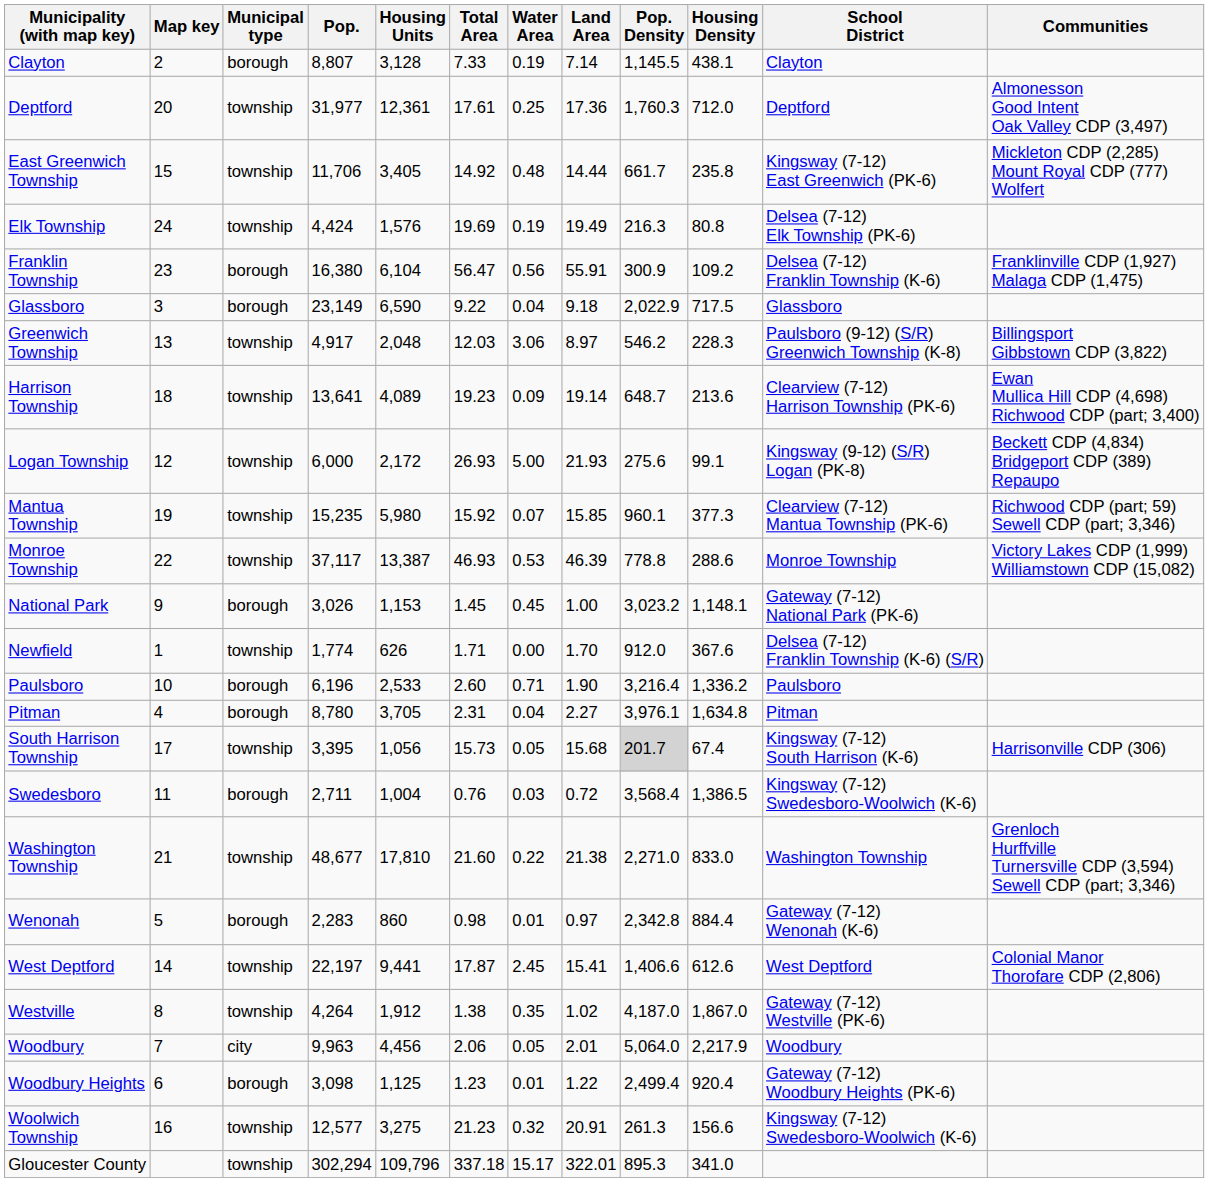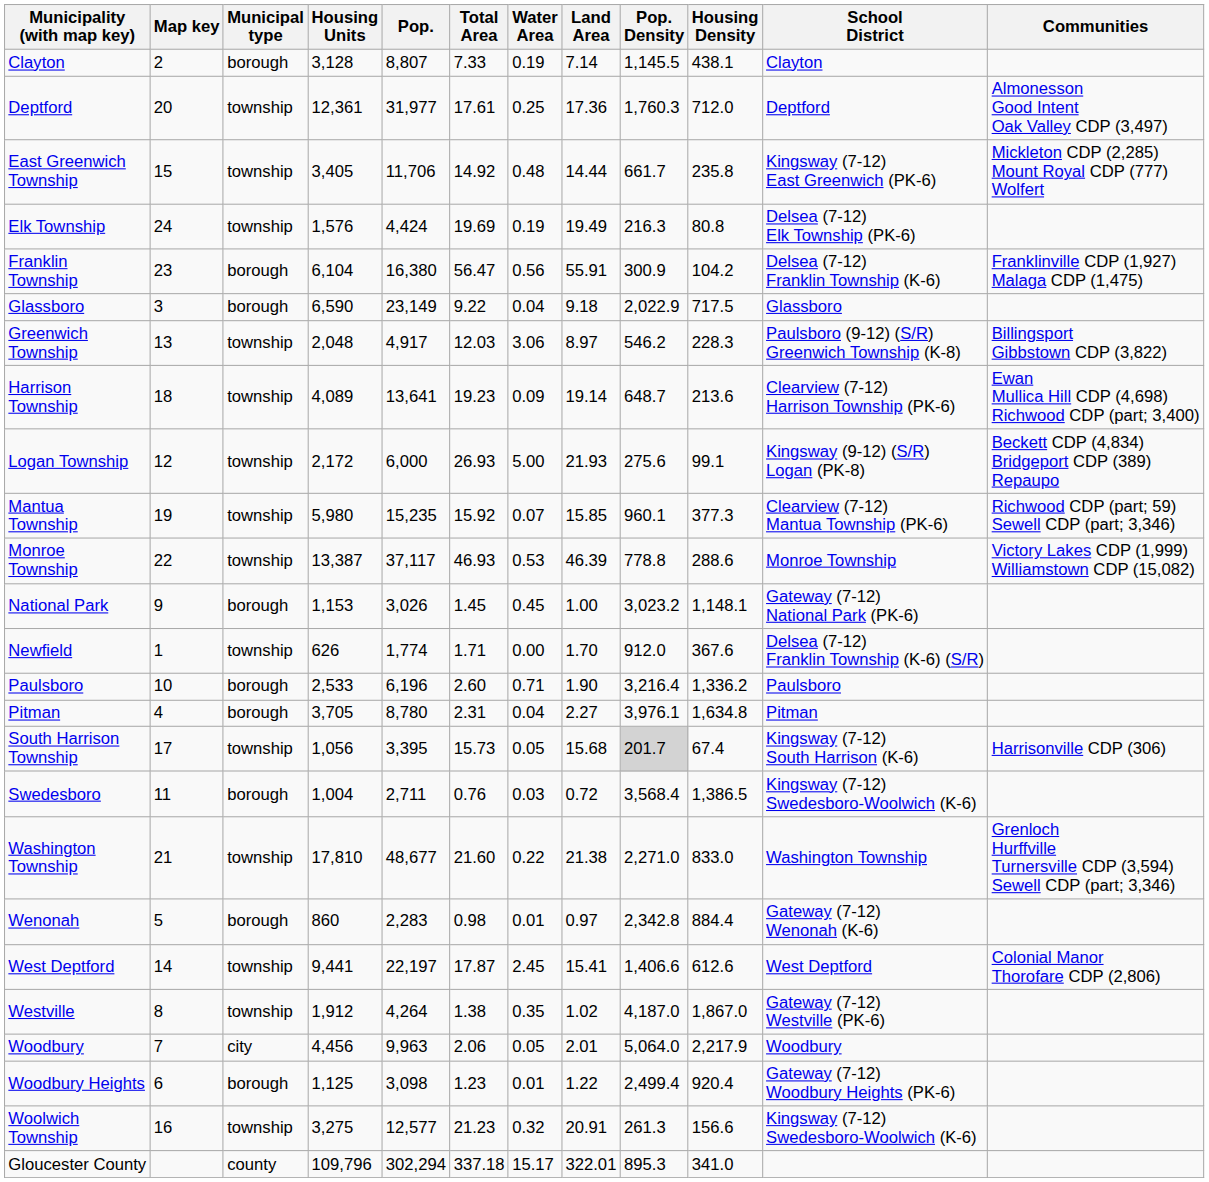columns swapped: (342, 27) <-> (413, 27)
(713, 271) 109.2 -> (713, 271) 104.2
(260, 1164) township -> (252, 1164) county
